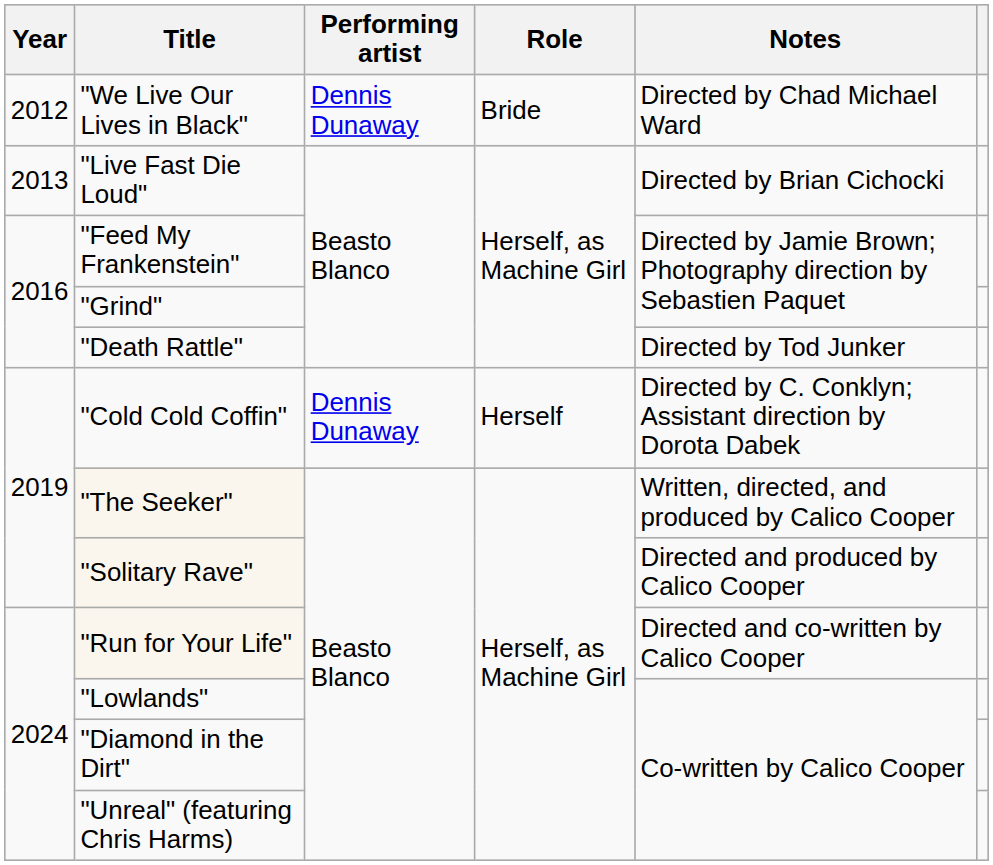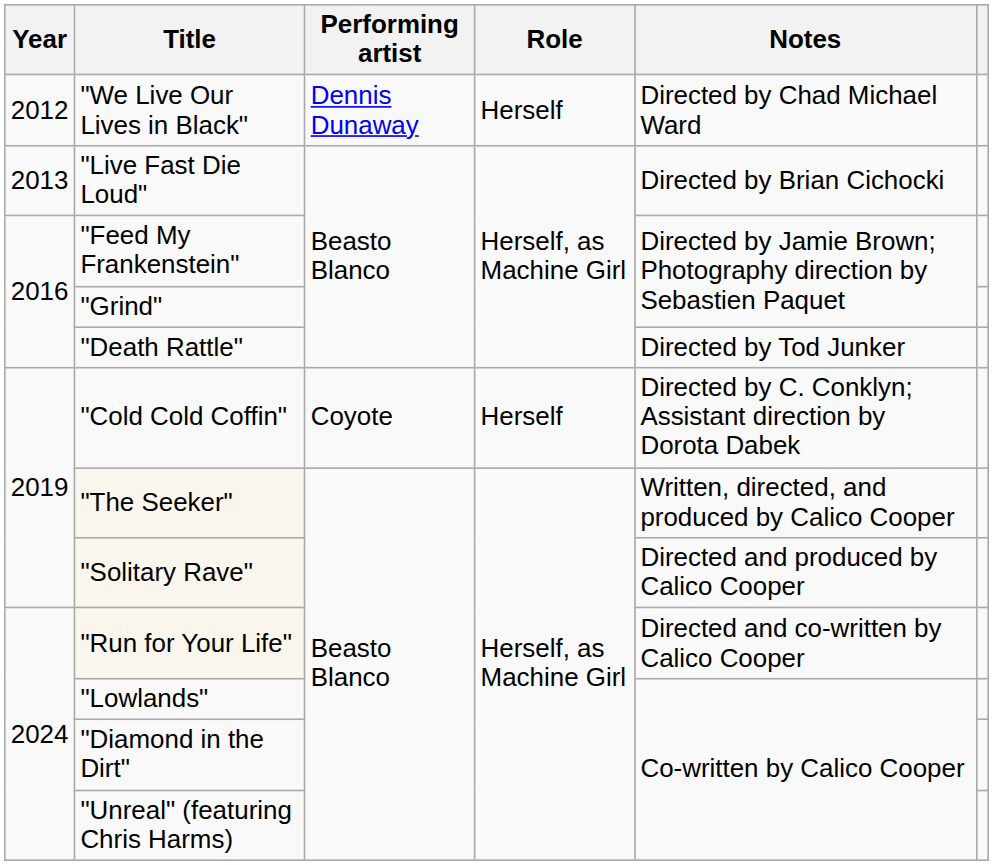(511, 109) Bride -> (522, 109) Herself
(365, 417) Dennis Dunaway -> (352, 417) Coyote
